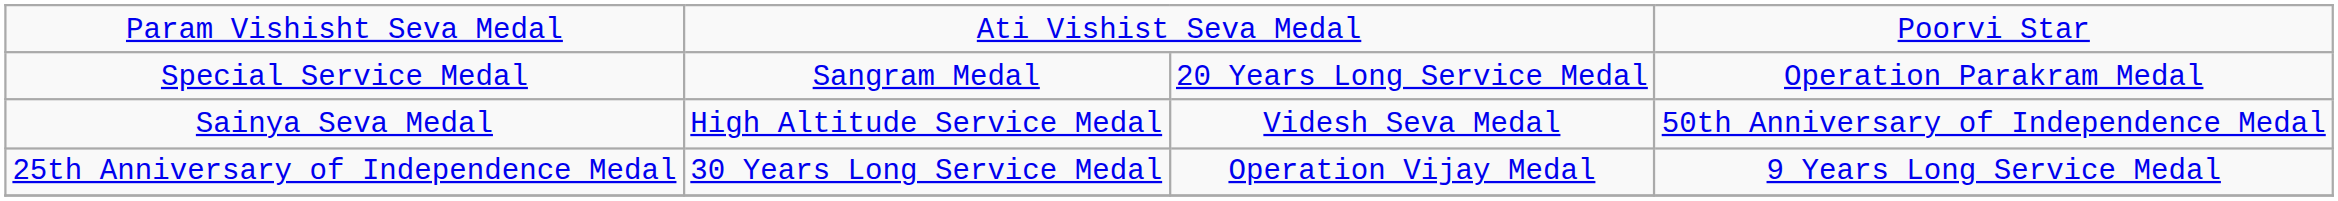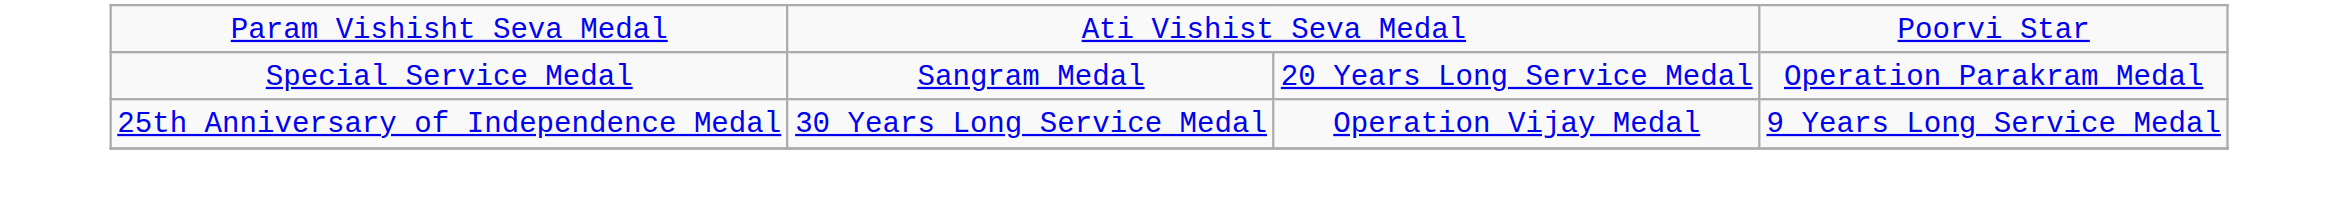- row: (344, 124)
